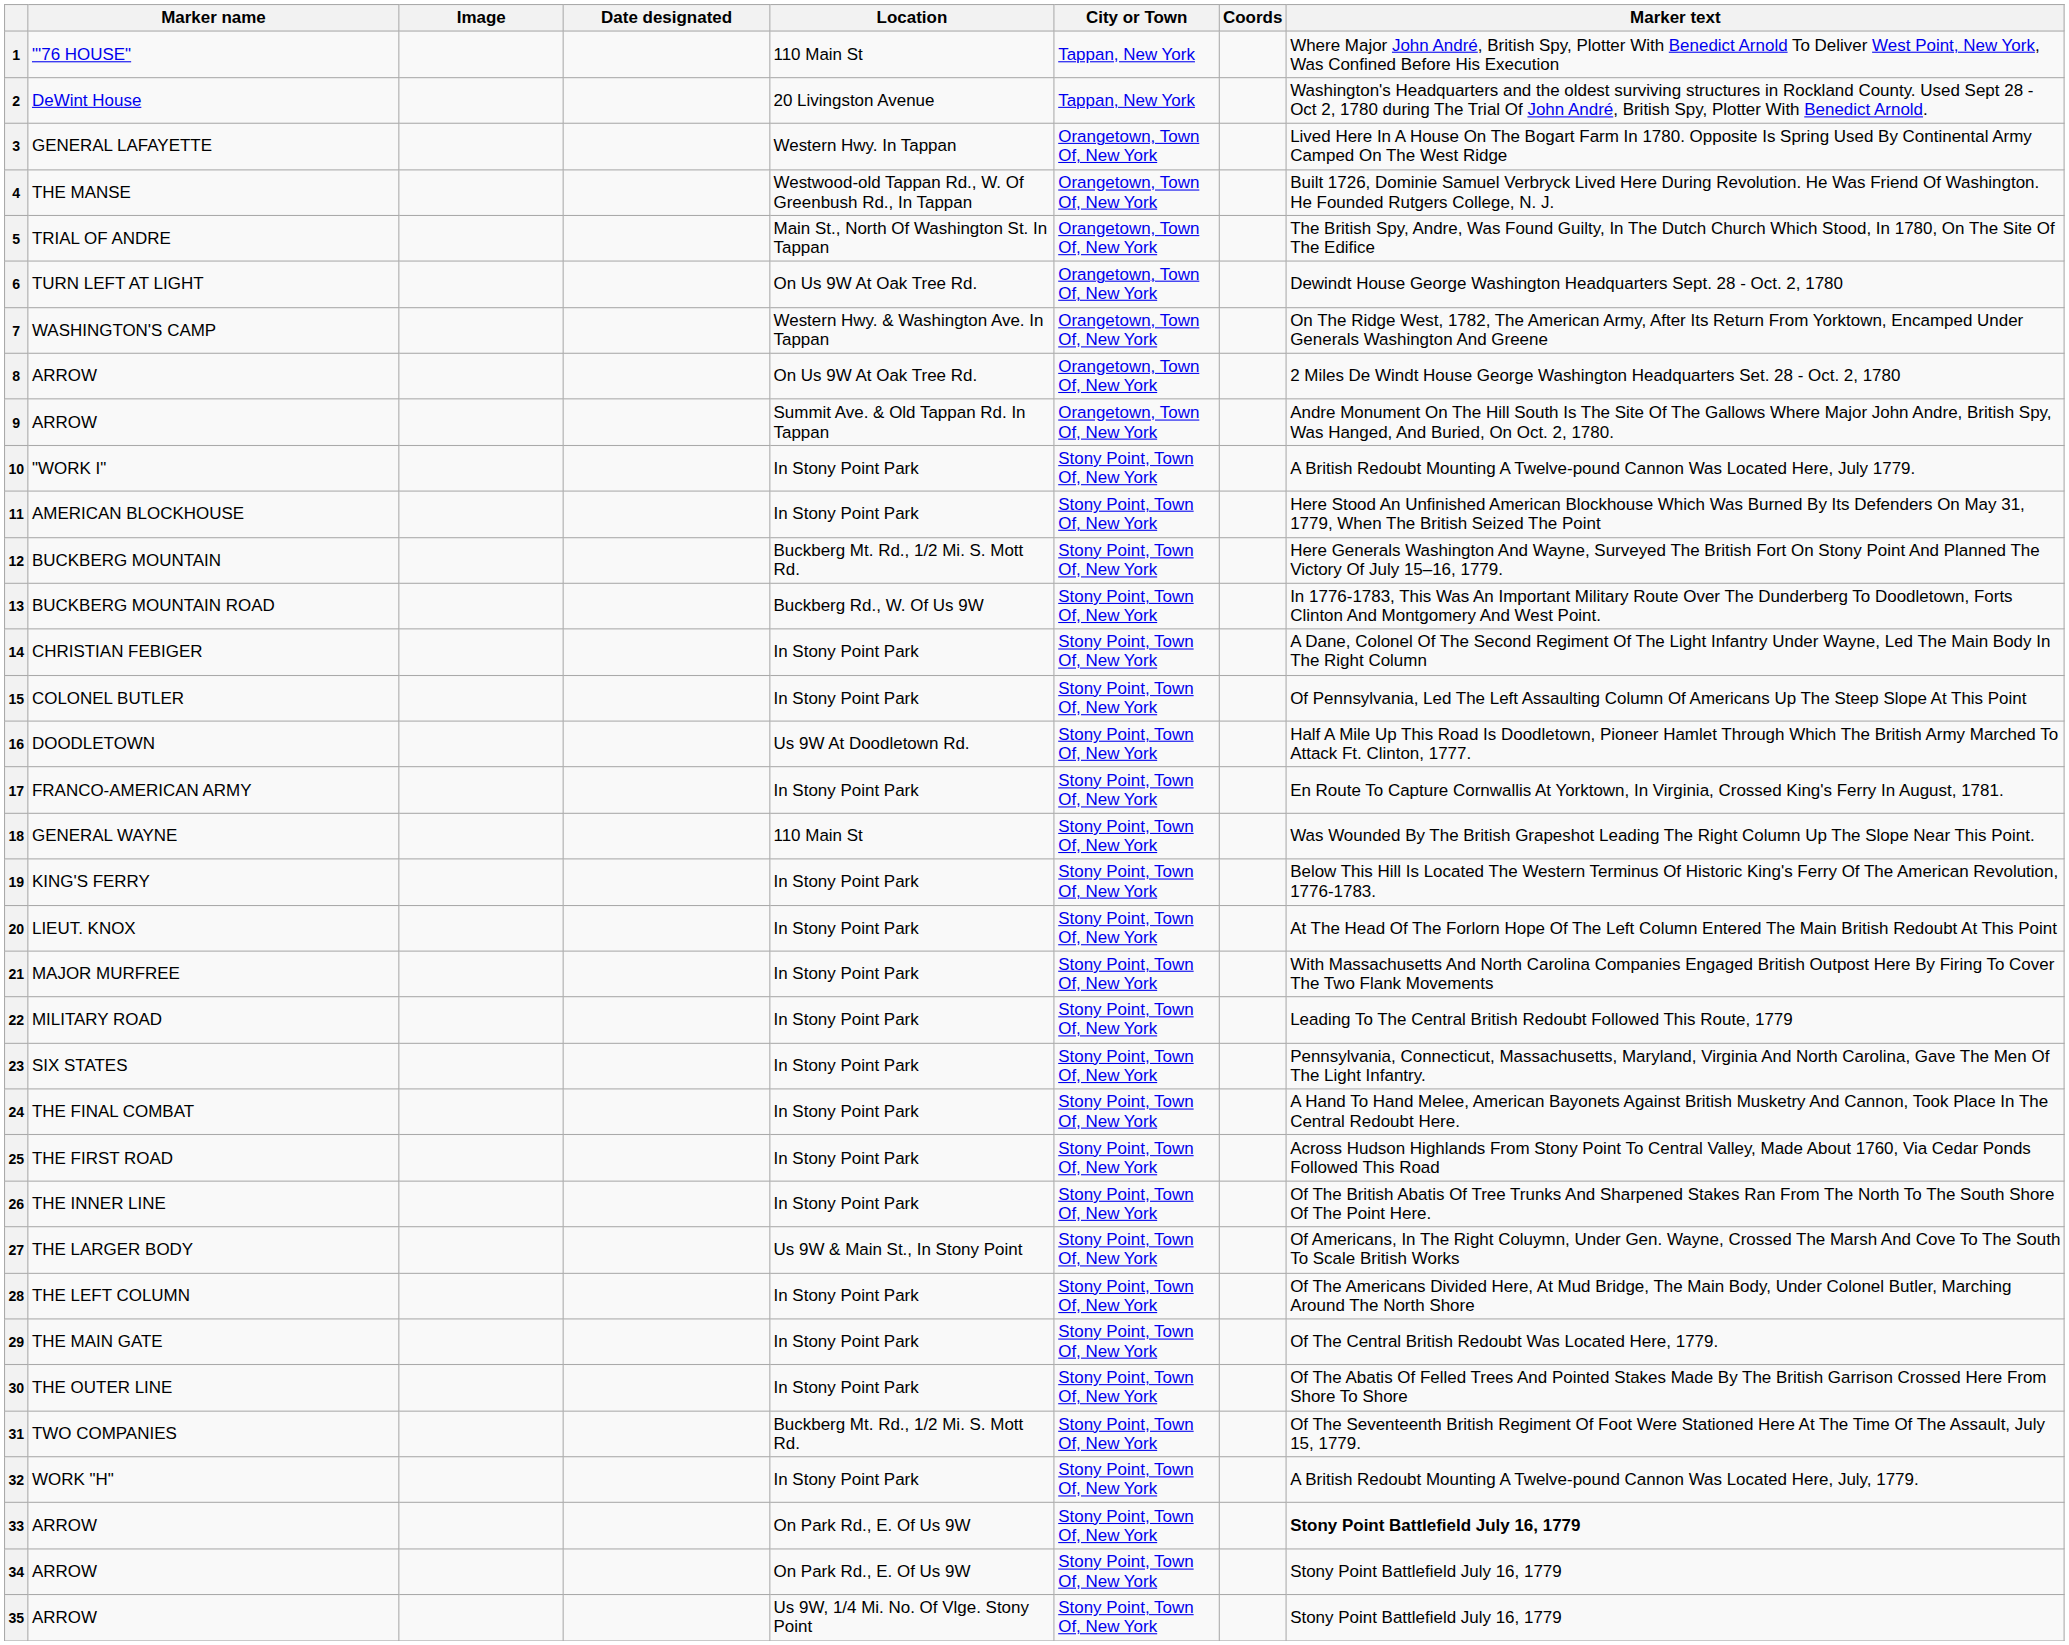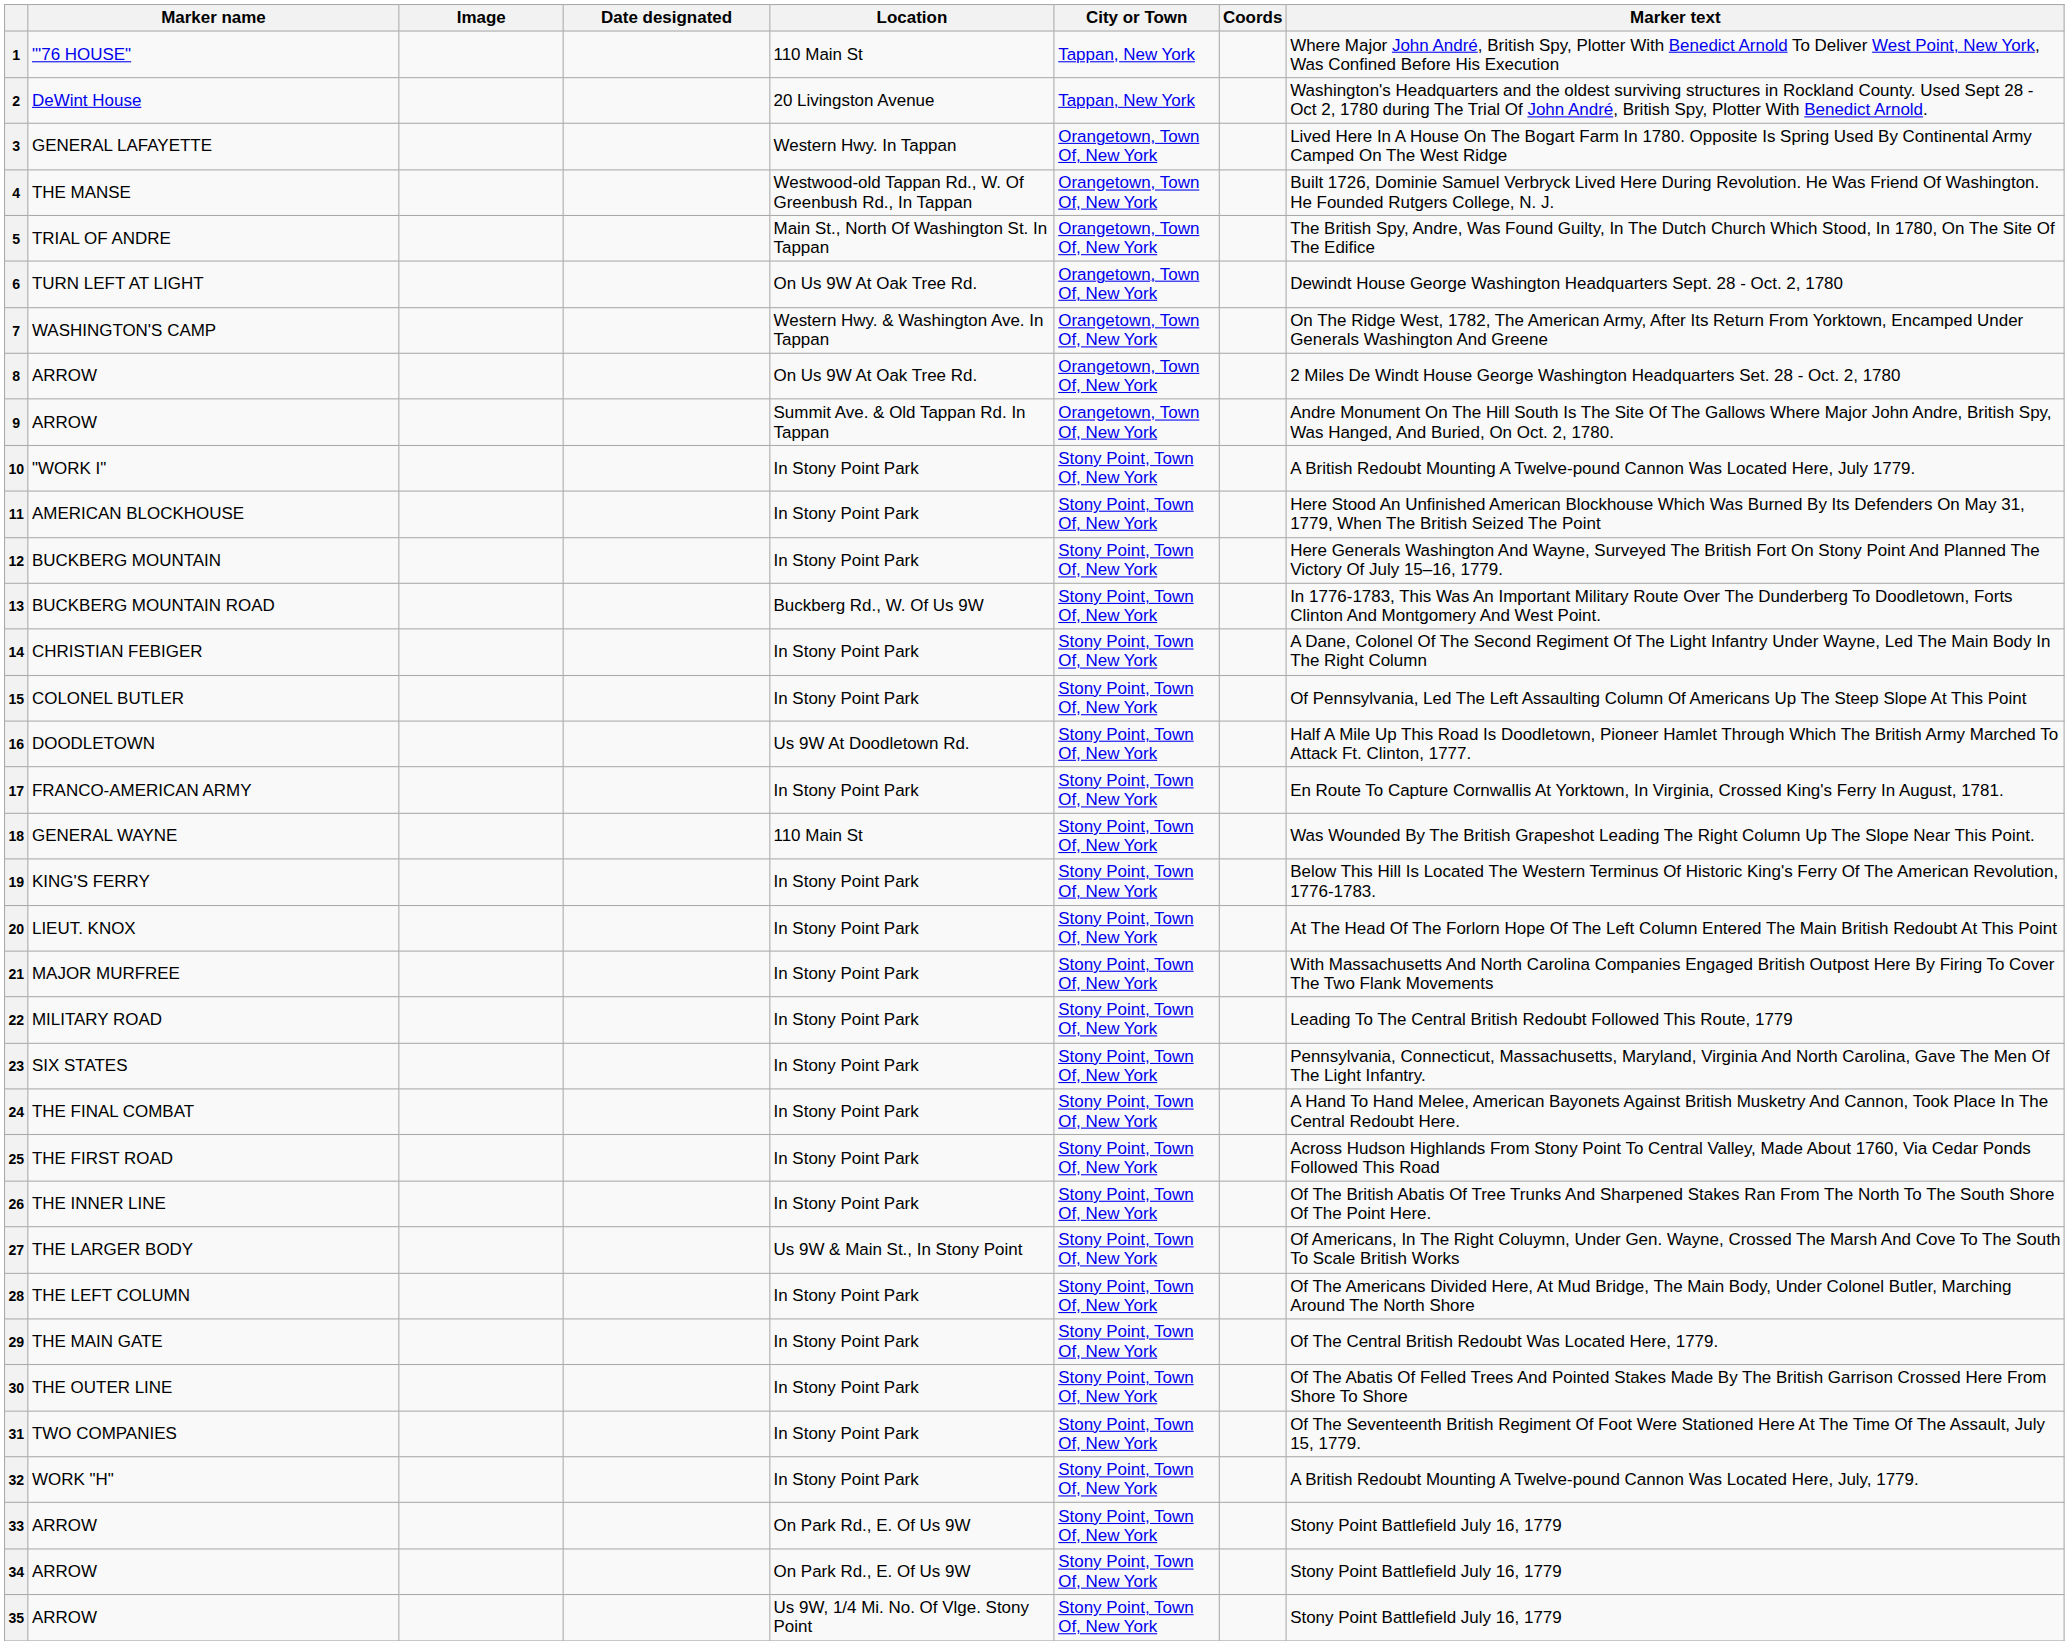(898, 560) Buckberg Mt. Rd., 1/2 Mi. S. Mott Rd. -> (846, 560) In Stony Point Park
(898, 1433) Buckberg Mt. Rd., 1/2 Mi. S. Mott Rd. -> (846, 1433) In Stony Point Park
(1435, 1525) bold -> (1426, 1525) normal
